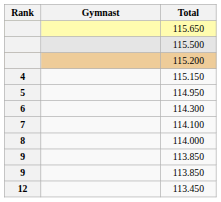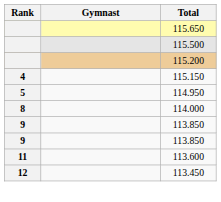- row: (23, 108)
- row: (23, 124)
+ row: (23, 157)
